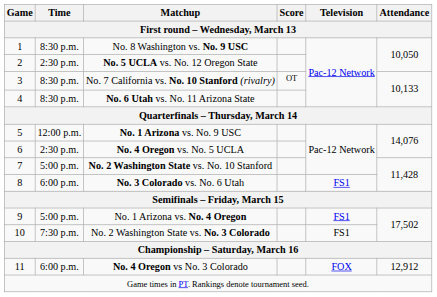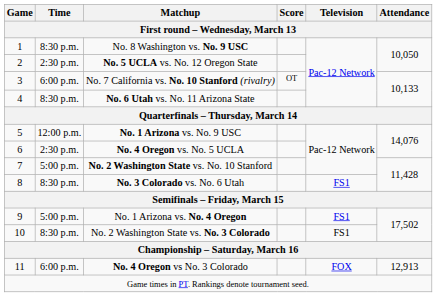(59, 81) 8:30 p.m. -> (59, 81) 6:00 p.m.
(59, 183) 6:00 p.m. -> (59, 183) 8:30 p.m.
(59, 233) 7:30 p.m. -> (59, 233) 8:30 p.m.
(404, 267) 12,912 -> (404, 267) 12,913
